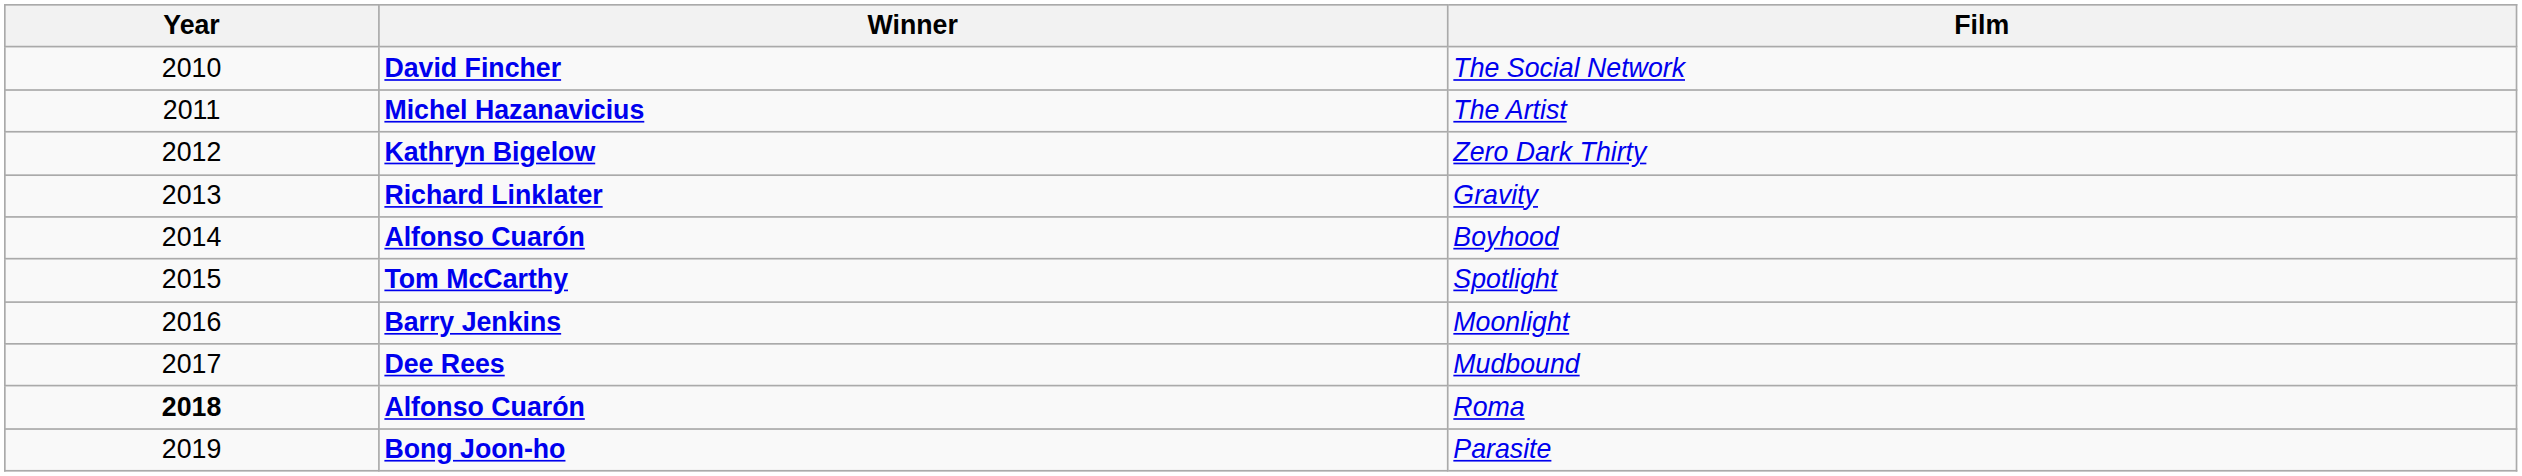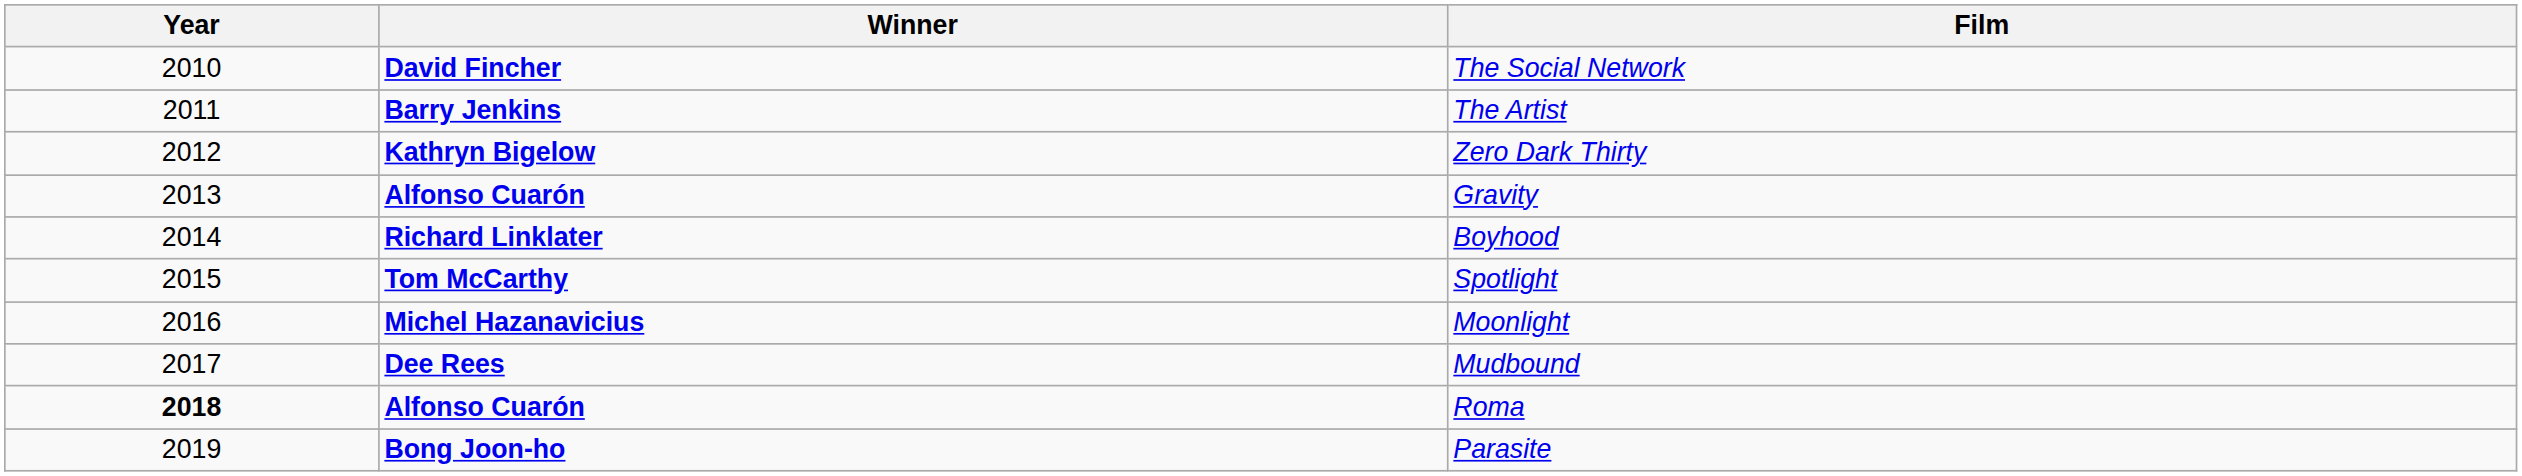(514, 110) Michel Hazanavicius -> (473, 110) Barry Jenkins
(494, 195) Richard Linklater -> (485, 195) Alfonso Cuarón
(485, 237) Alfonso Cuarón -> (494, 237) Richard Linklater
(473, 322) Barry Jenkins -> (514, 322) Michel Hazanavicius
